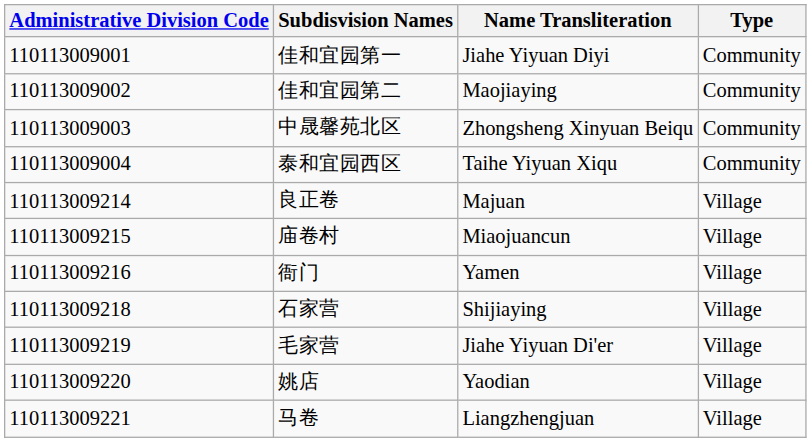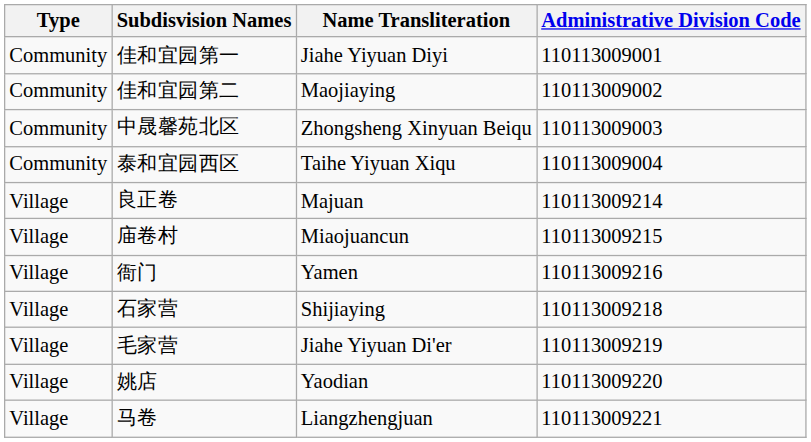columns swapped: (139, 20) <-> (752, 20)
